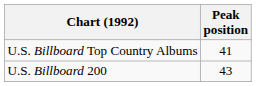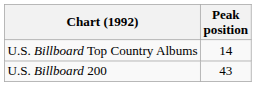(226, 50) 41 -> (226, 50) 14
